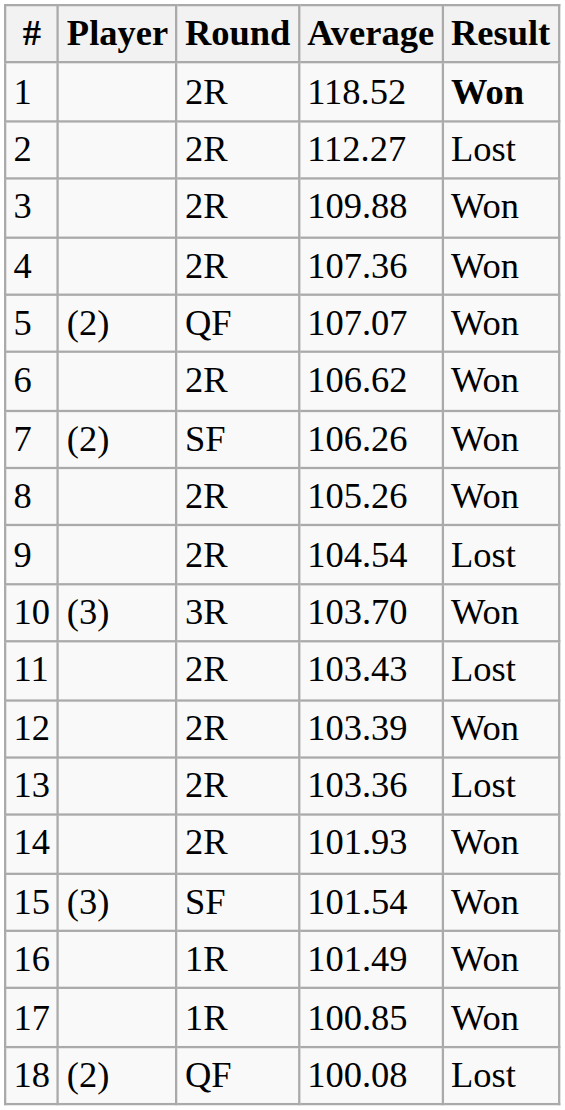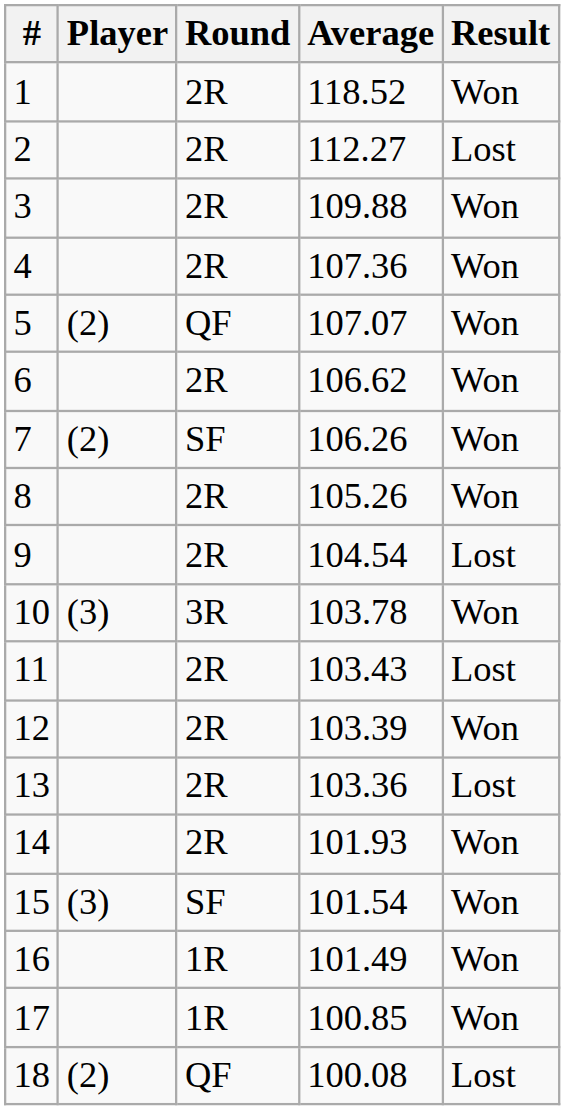(487, 91) bold -> (485, 91) normal
(357, 611) 103.70 -> (357, 611) 103.78
